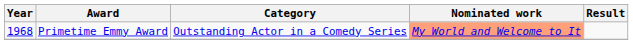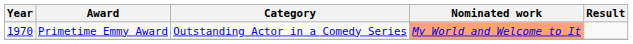(20, 31) 1968 -> (20, 31) 1970
